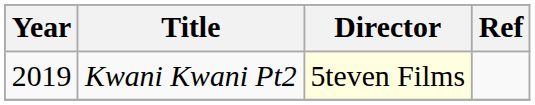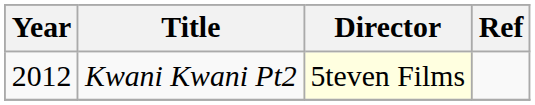(42, 75) 2019 -> (42, 75) 2012
